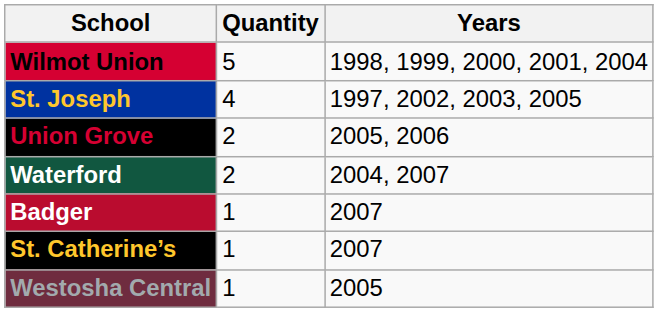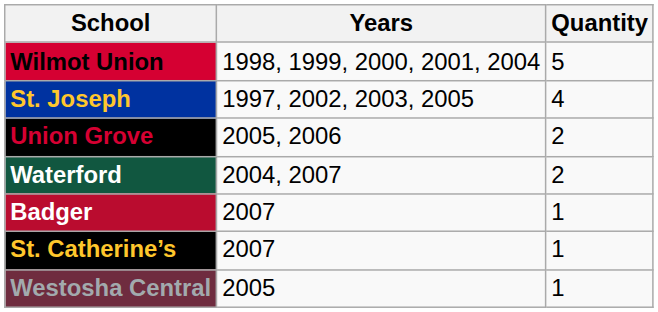columns swapped: (271, 23) <-> (489, 23)
